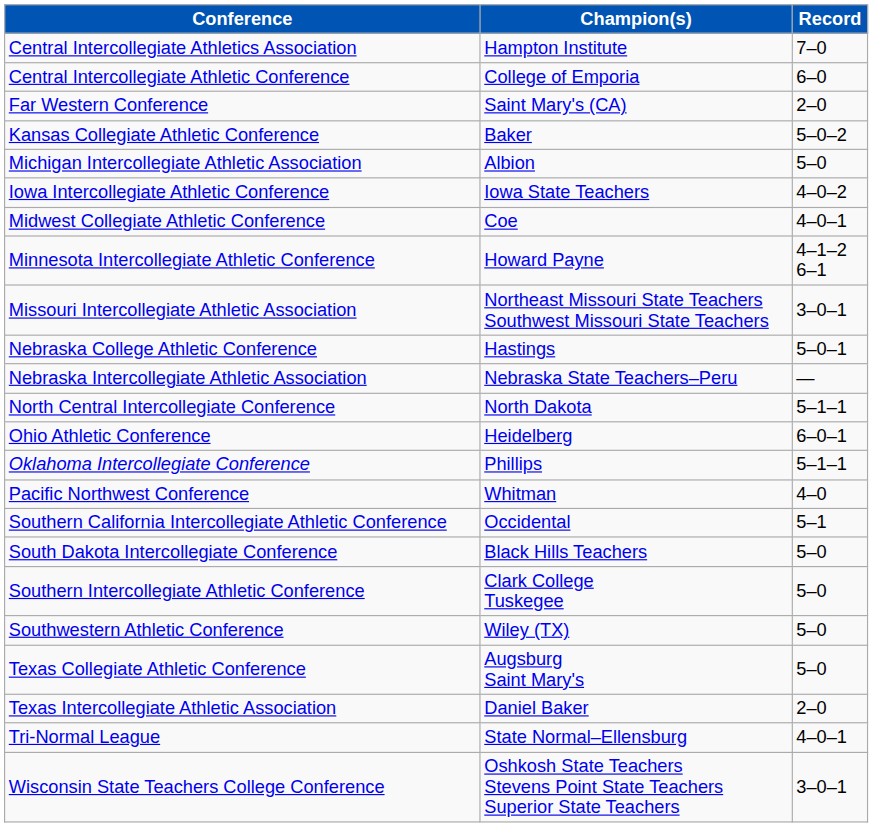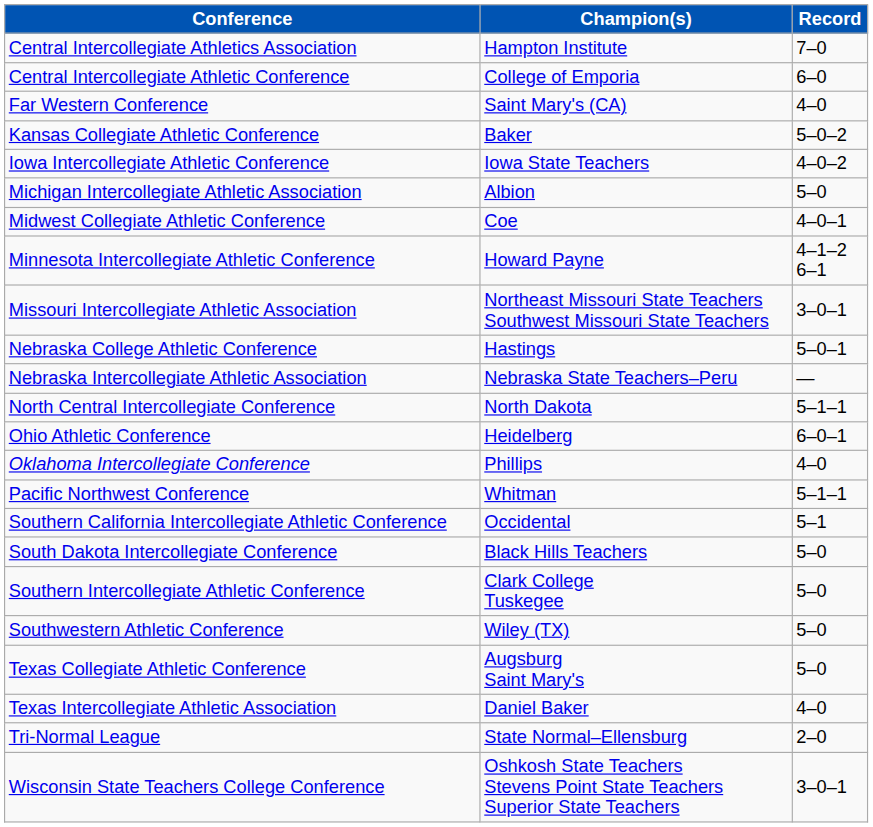(812, 105) 2–0 -> (812, 105) 4–0
rows swapped: (169, 192) <-> (185, 163)
(822, 464) 5–1–1 -> (812, 464) 4–0
(812, 493) 4–0 -> (822, 493) 5–1–1
(812, 708) 2–0 -> (812, 708) 4–0
(822, 737) 4–0–1 -> (812, 737) 2–0
